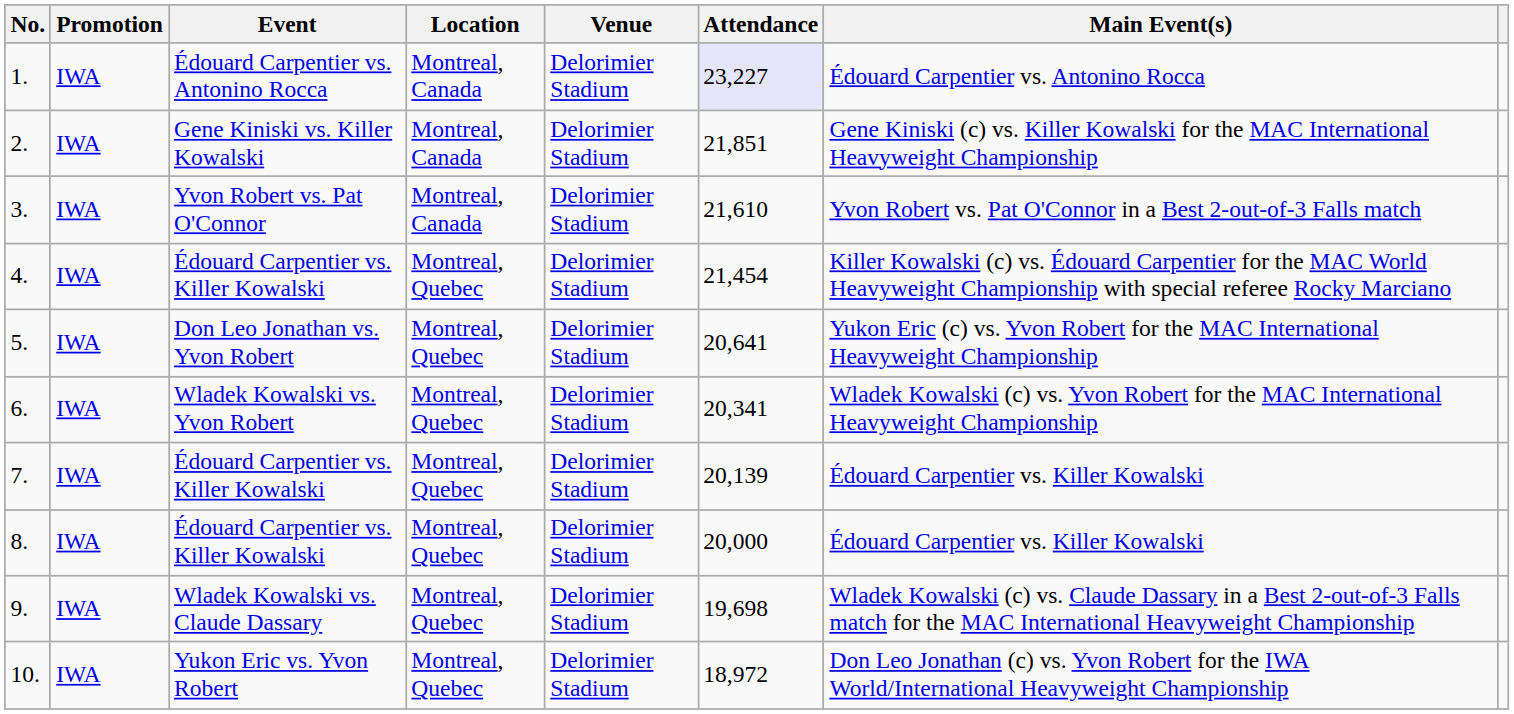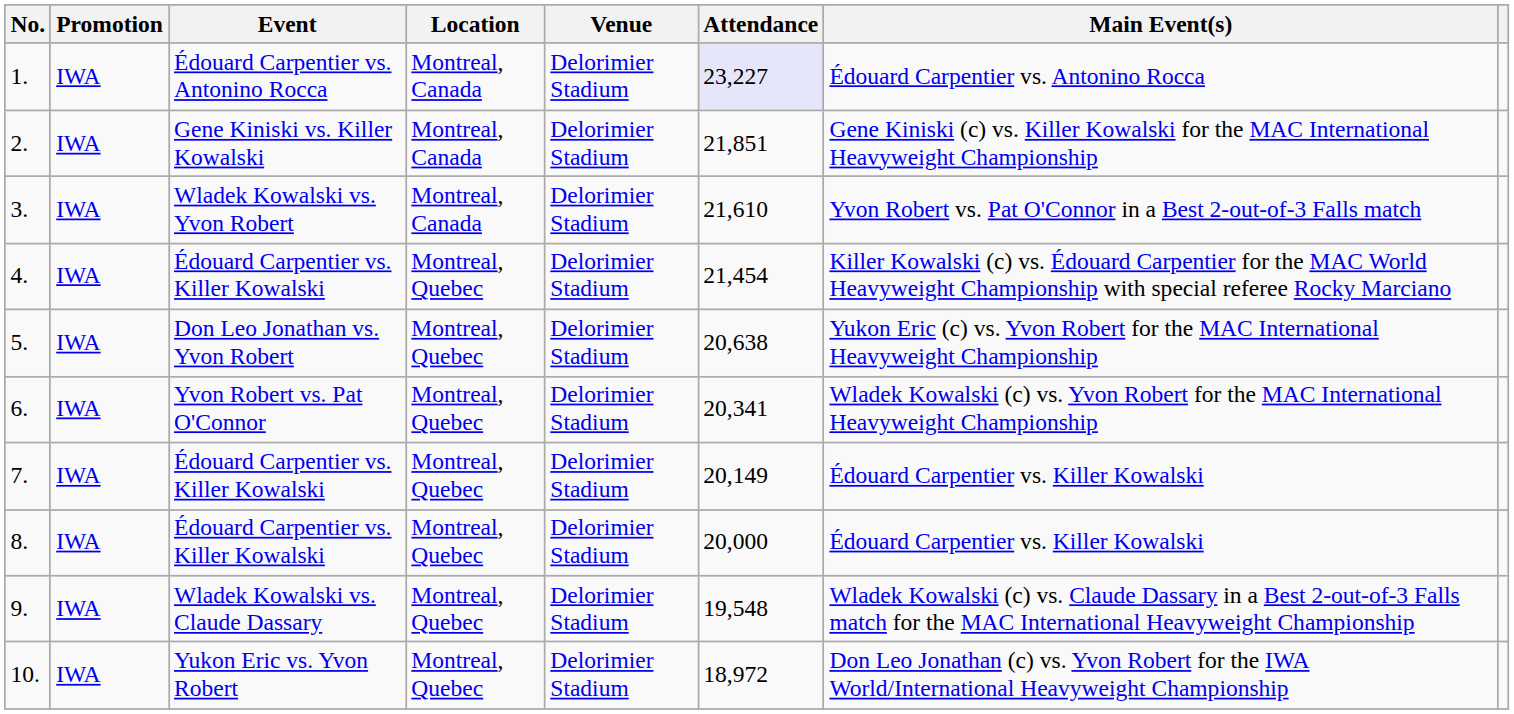(268, 209) Yvon Robert vs. Pat O'Connor -> (275, 209) Wladek Kowalski vs. Yvon Robert
(736, 342) 20,641 -> (736, 342) 20,638
(275, 408) Wladek Kowalski vs. Yvon Robert -> (268, 408) Yvon Robert vs. Pat O'Connor
(736, 475) 20,139 -> (736, 475) 20,149
(736, 608) 19,698 -> (736, 608) 19,548
